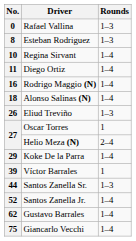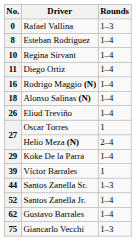(107, 41) 1–3 -> (107, 41) 1–4
(107, 113) 1–3 -> (107, 113) 1–4
(107, 229) 1–4 -> (107, 229) 1–3
